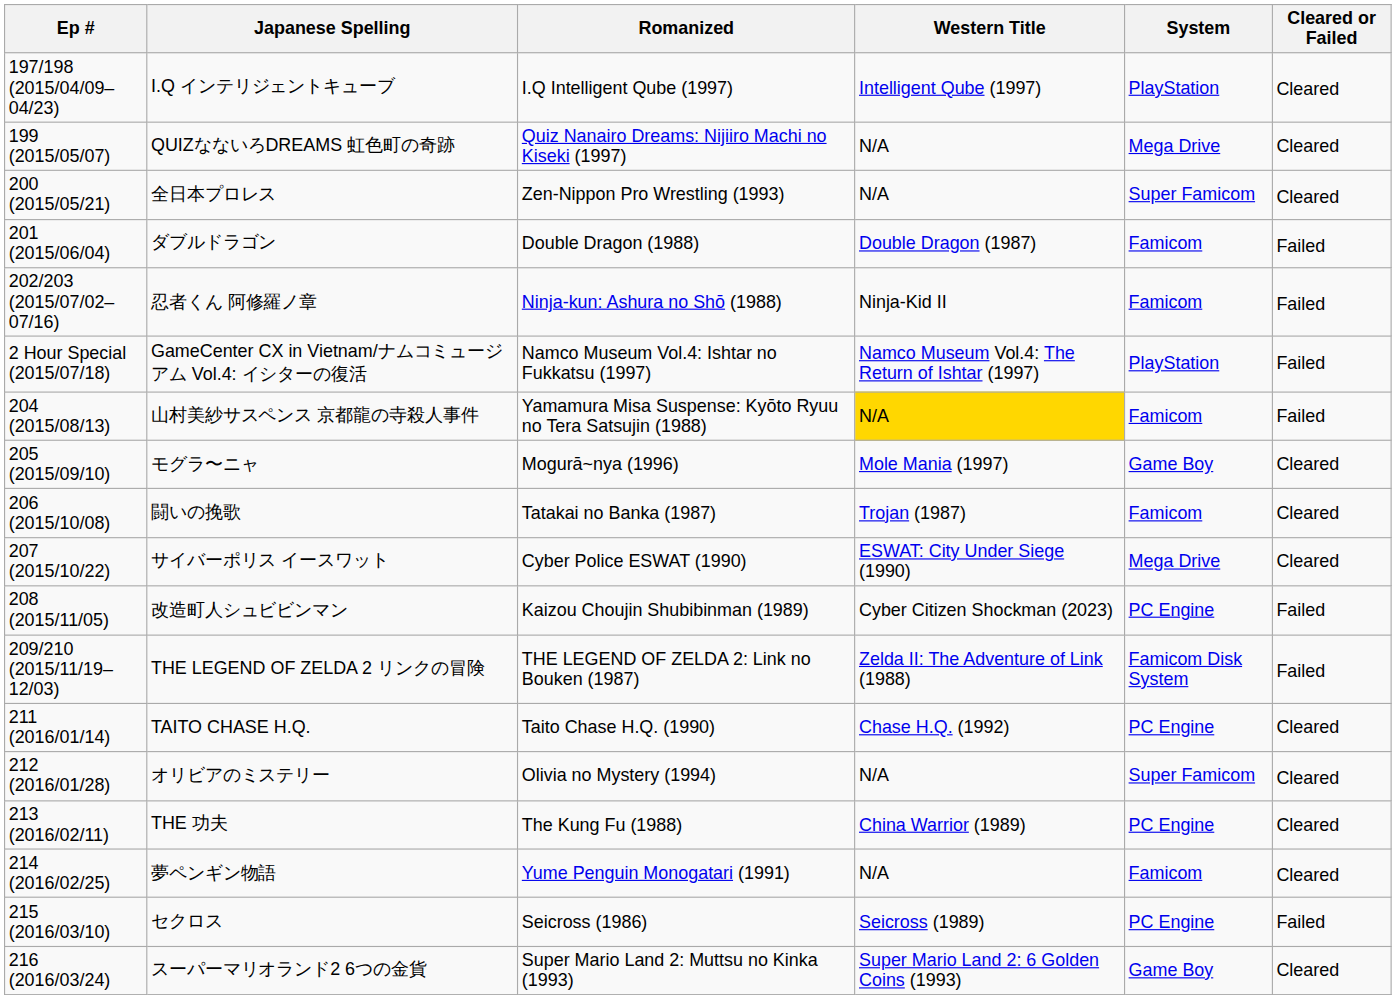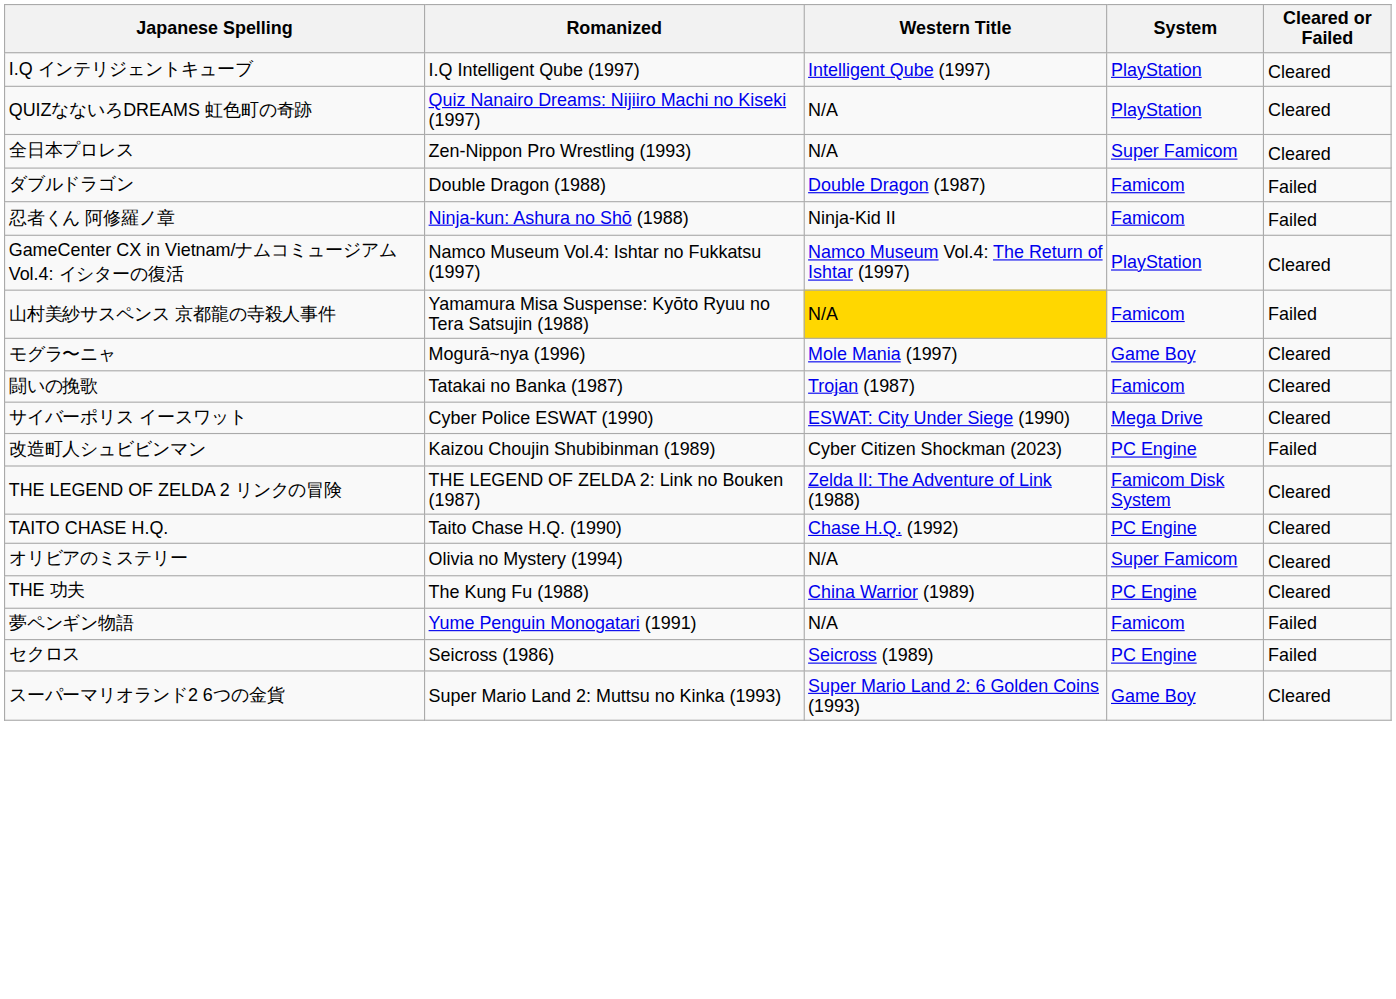- column: (76, 28)
(1174, 146) Mega Drive -> (1156, 110) PlayStation
(1301, 363) Failed -> (1299, 264) Cleared
(1301, 671) Failed -> (1299, 492) Cleared
(1308, 875) Cleared -> (1292, 623) Failed
